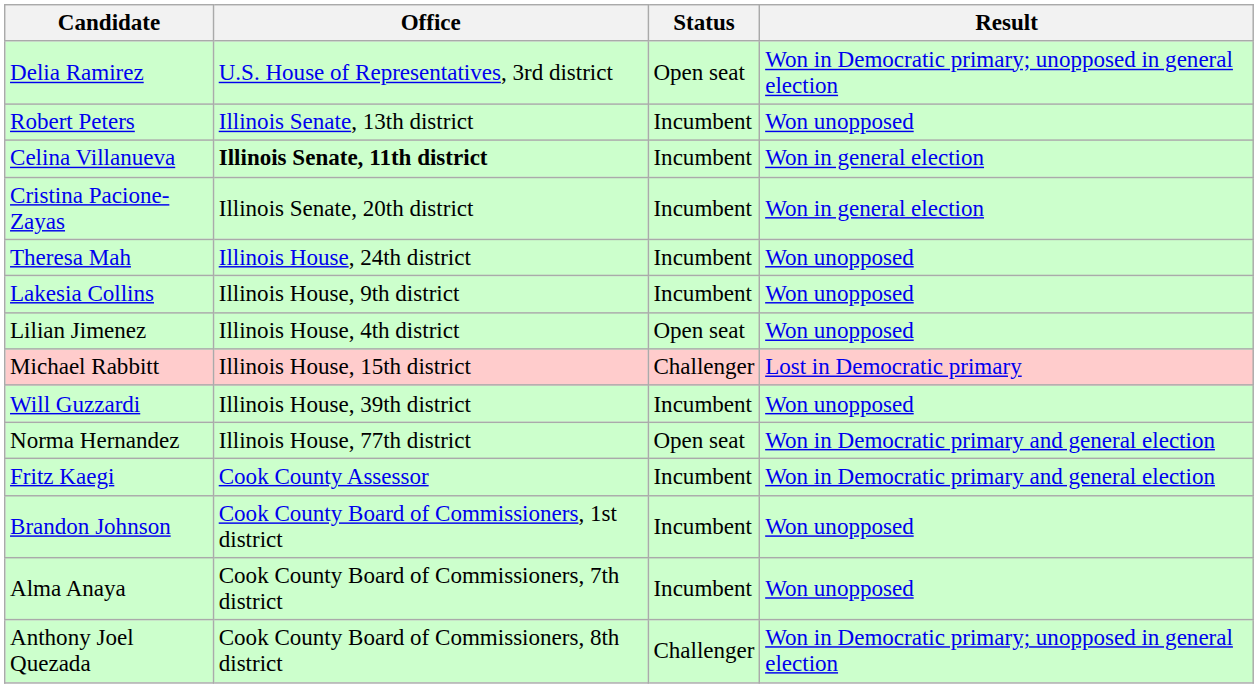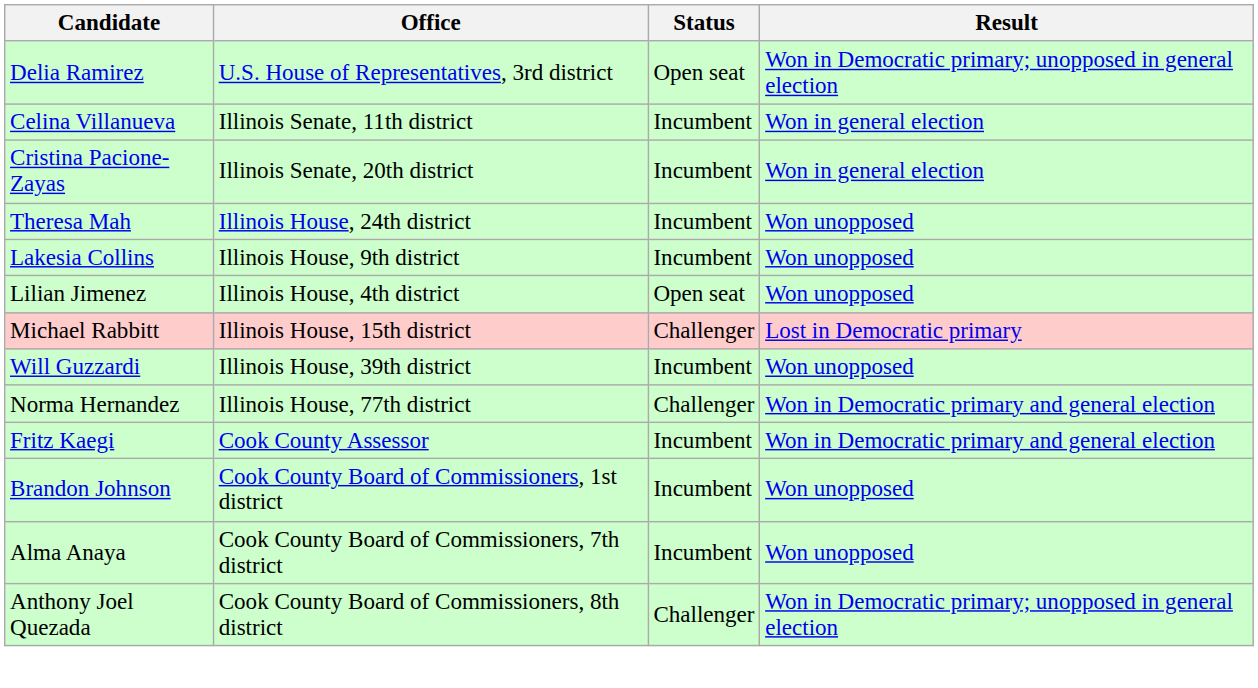- row: (72, 121)
(353, 158) bold -> (346, 121) normal
(699, 440) Open seat -> (704, 403) Challenger
